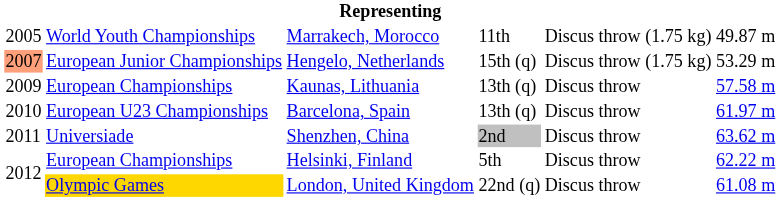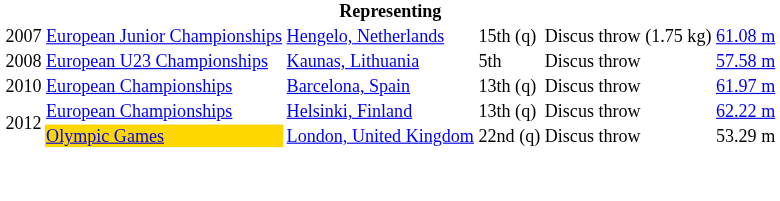- row: (363, 36)
(23, 61) lightsalmon background -> (23, 36) no background
(746, 61) 53.29 m -> (746, 36) 61.08 m
(23, 86) 2009 -> (23, 61) 2008
(139, 86) European Championships -> (157, 61) European U23 Championships
(507, 86) 13th (q) -> (490, 61) 5th
(157, 110) European U23 Championships -> (139, 86) European Championships
- row: (348, 135)
(490, 160) 5th -> (507, 110) 13th (q)
(746, 185) 61.08 m -> (746, 135) 53.29 m
